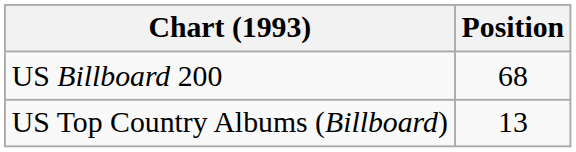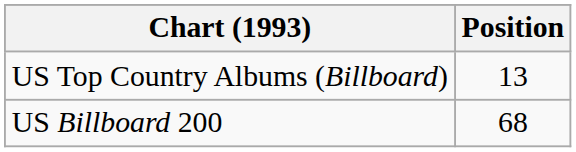rows swapped: (117, 75) <-> (230, 122)
